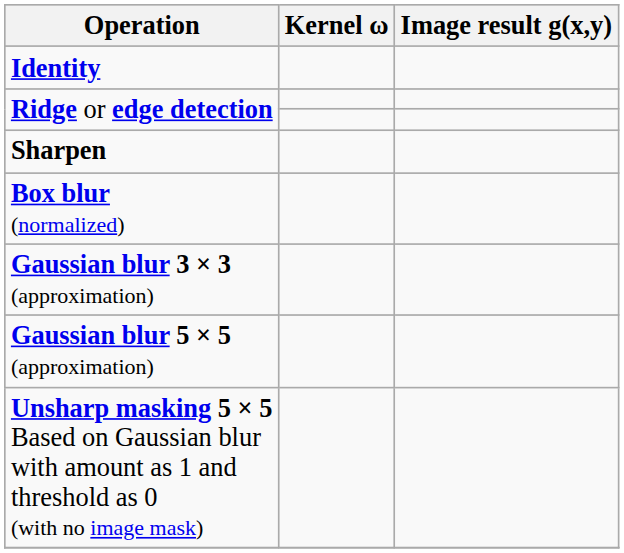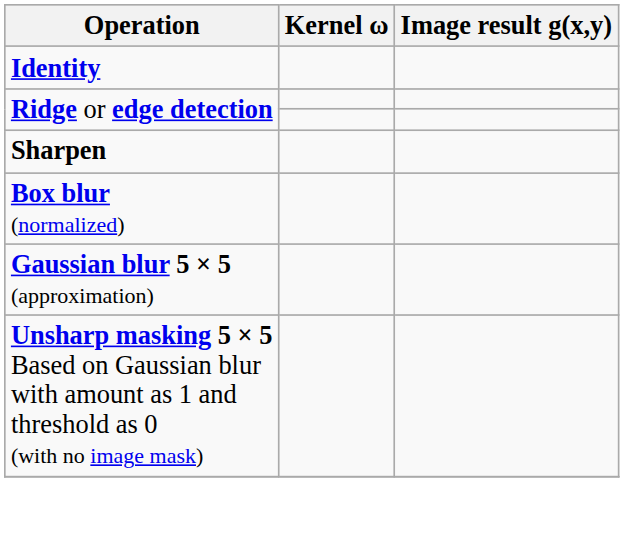- row: (121, 279)
